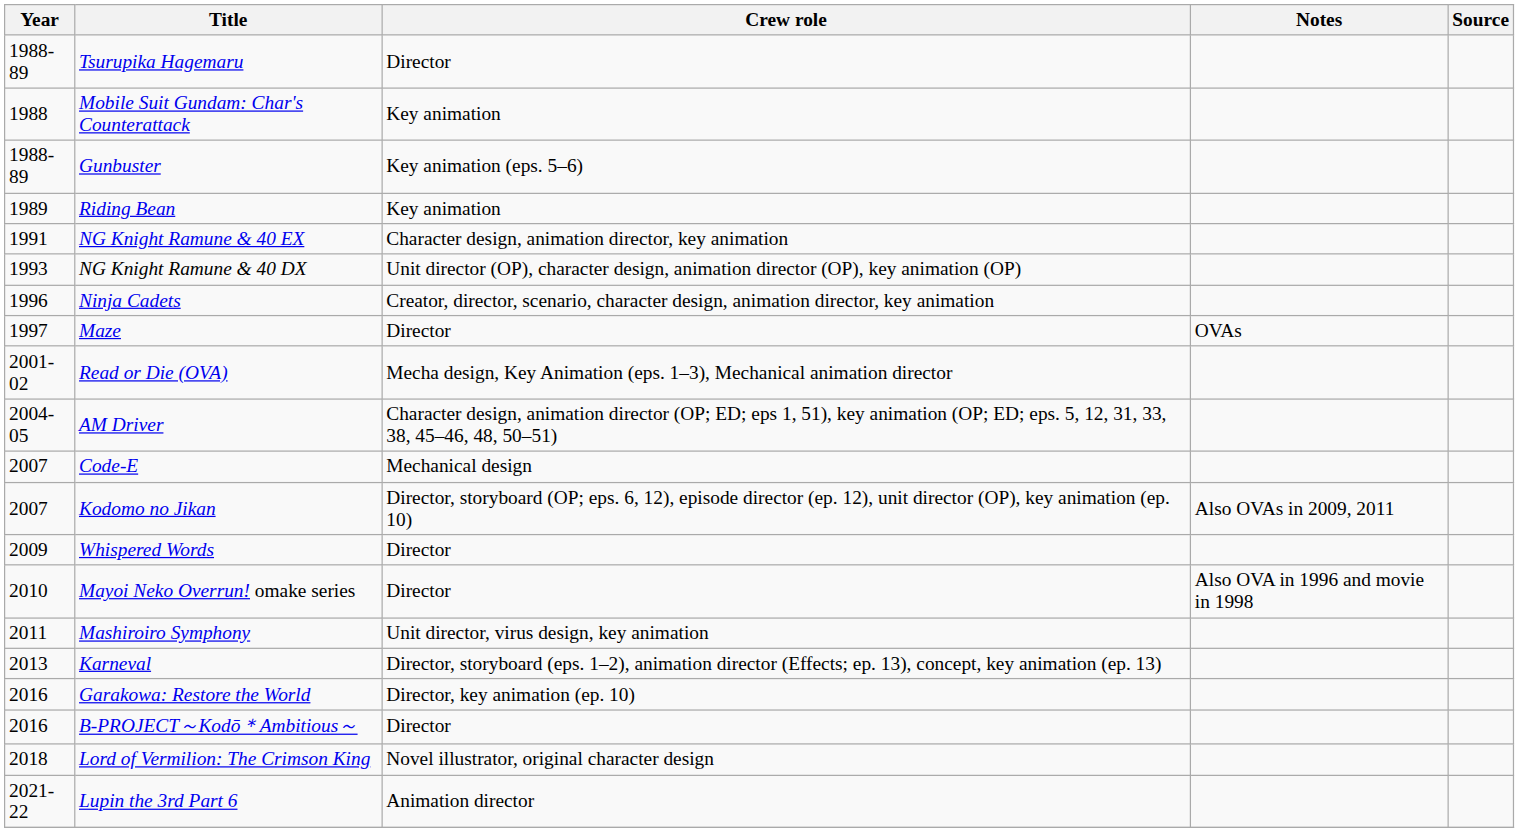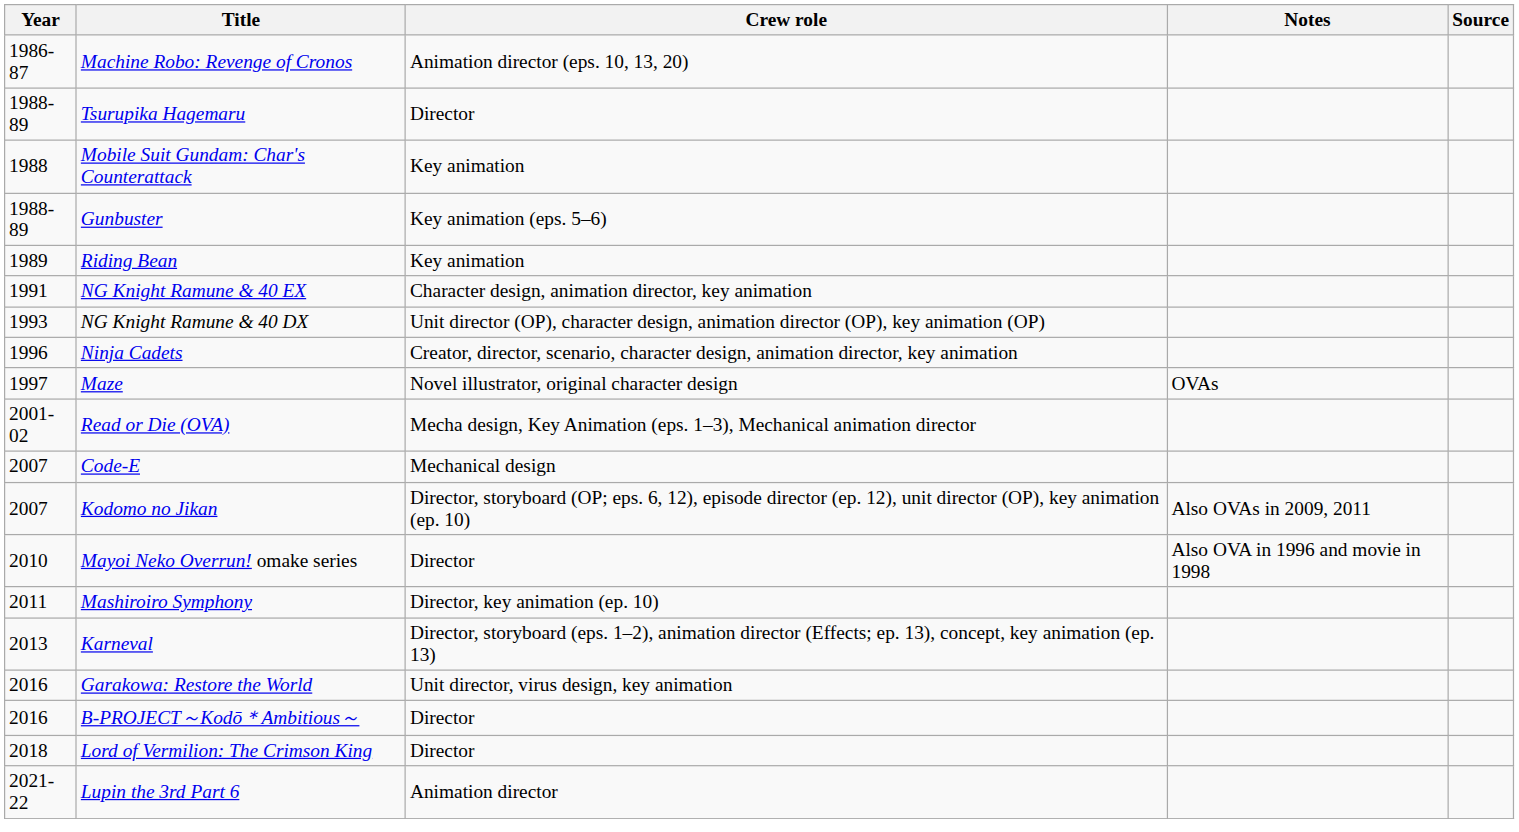+ row: (217, 61)
(419, 330) Director -> (574, 383) Novel illustrator, original character design
- row: (121, 424)
- row: (147, 549)
(547, 632) Unit director, virus design, key animation -> (534, 602) Director, key animation (ep. 10)
(511, 694) Director, key animation (ep. 10) -> (571, 685) Unit director, virus design, key animation
(550, 759) Novel illustrator, original character design -> (442, 750) Director
